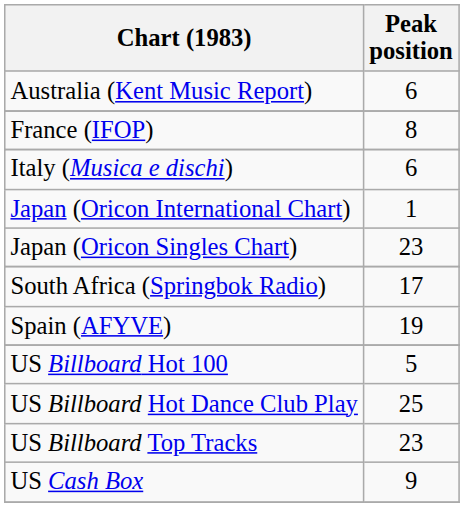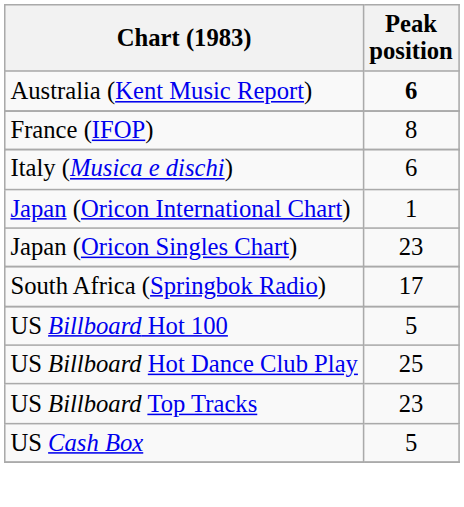(411, 90) normal -> (411, 90) bold
- row: (91, 325)
(411, 481) 9 -> (411, 442) 5
